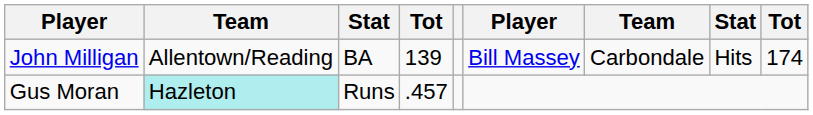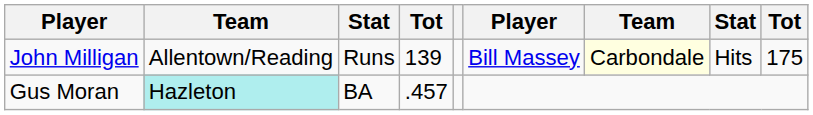(358, 57) BA -> (369, 57) Runs
(647, 57) no background -> (647, 57) lightyellow background
(785, 57) 174 -> (785, 57) 175
(369, 92) Runs -> (358, 92) BA
